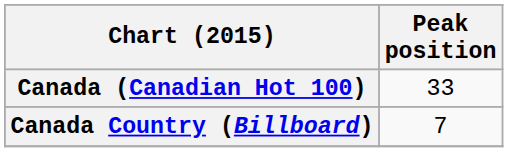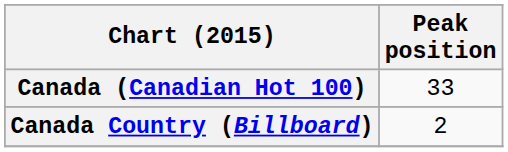(440, 127) 7 -> (440, 127) 2
